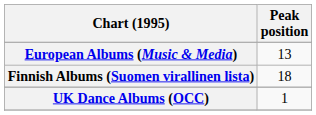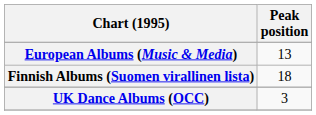(285, 98) 1 -> (285, 98) 3
